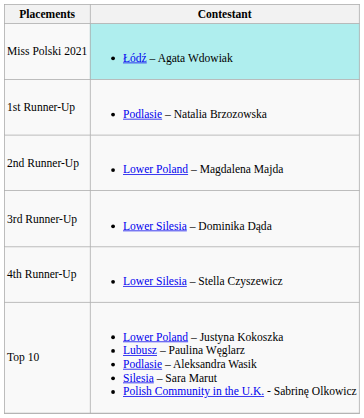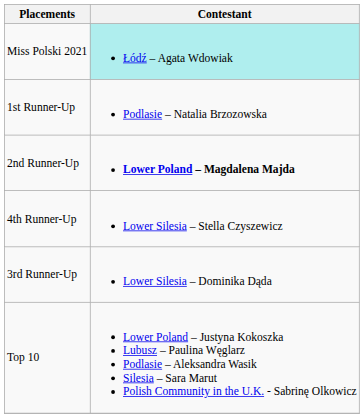(225, 170) normal -> (225, 170) bold
rows swapped: (42, 219) <-> (42, 274)
